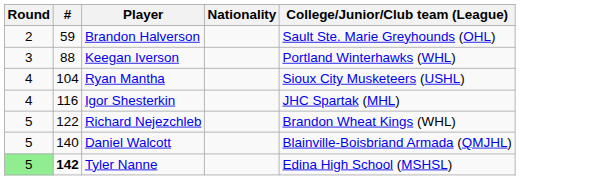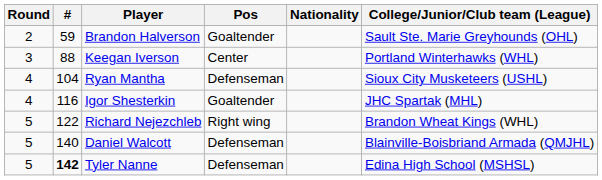+ column: (246, 15)
(29, 164) lightgreen background -> (29, 164) no background
